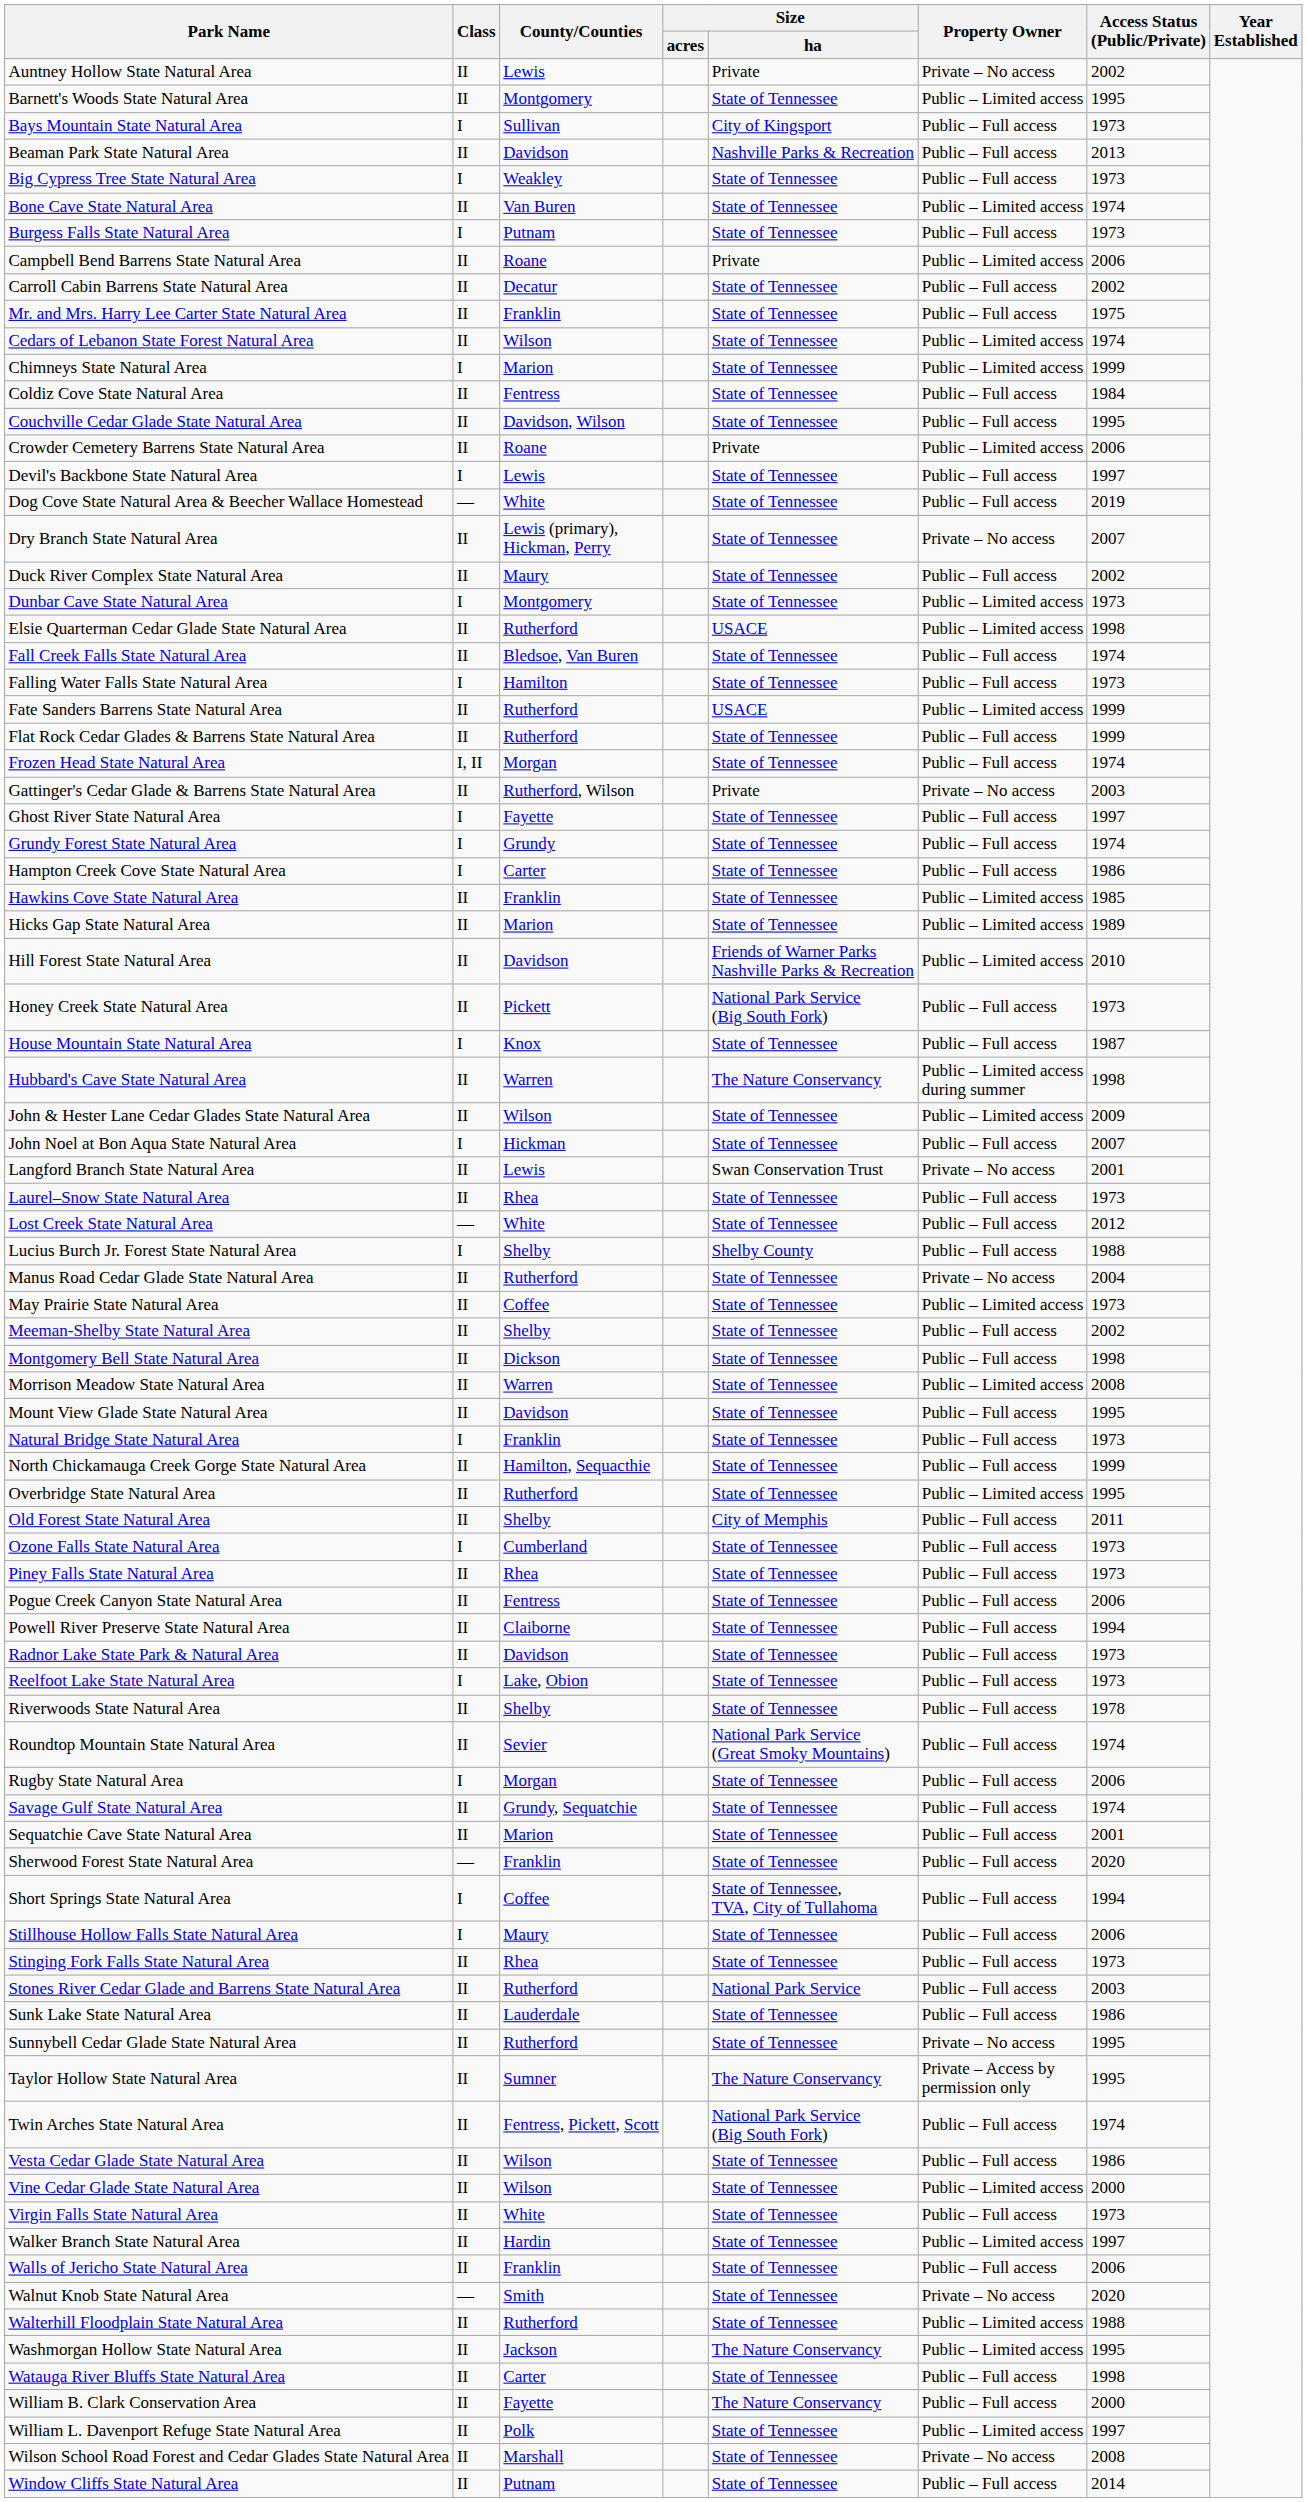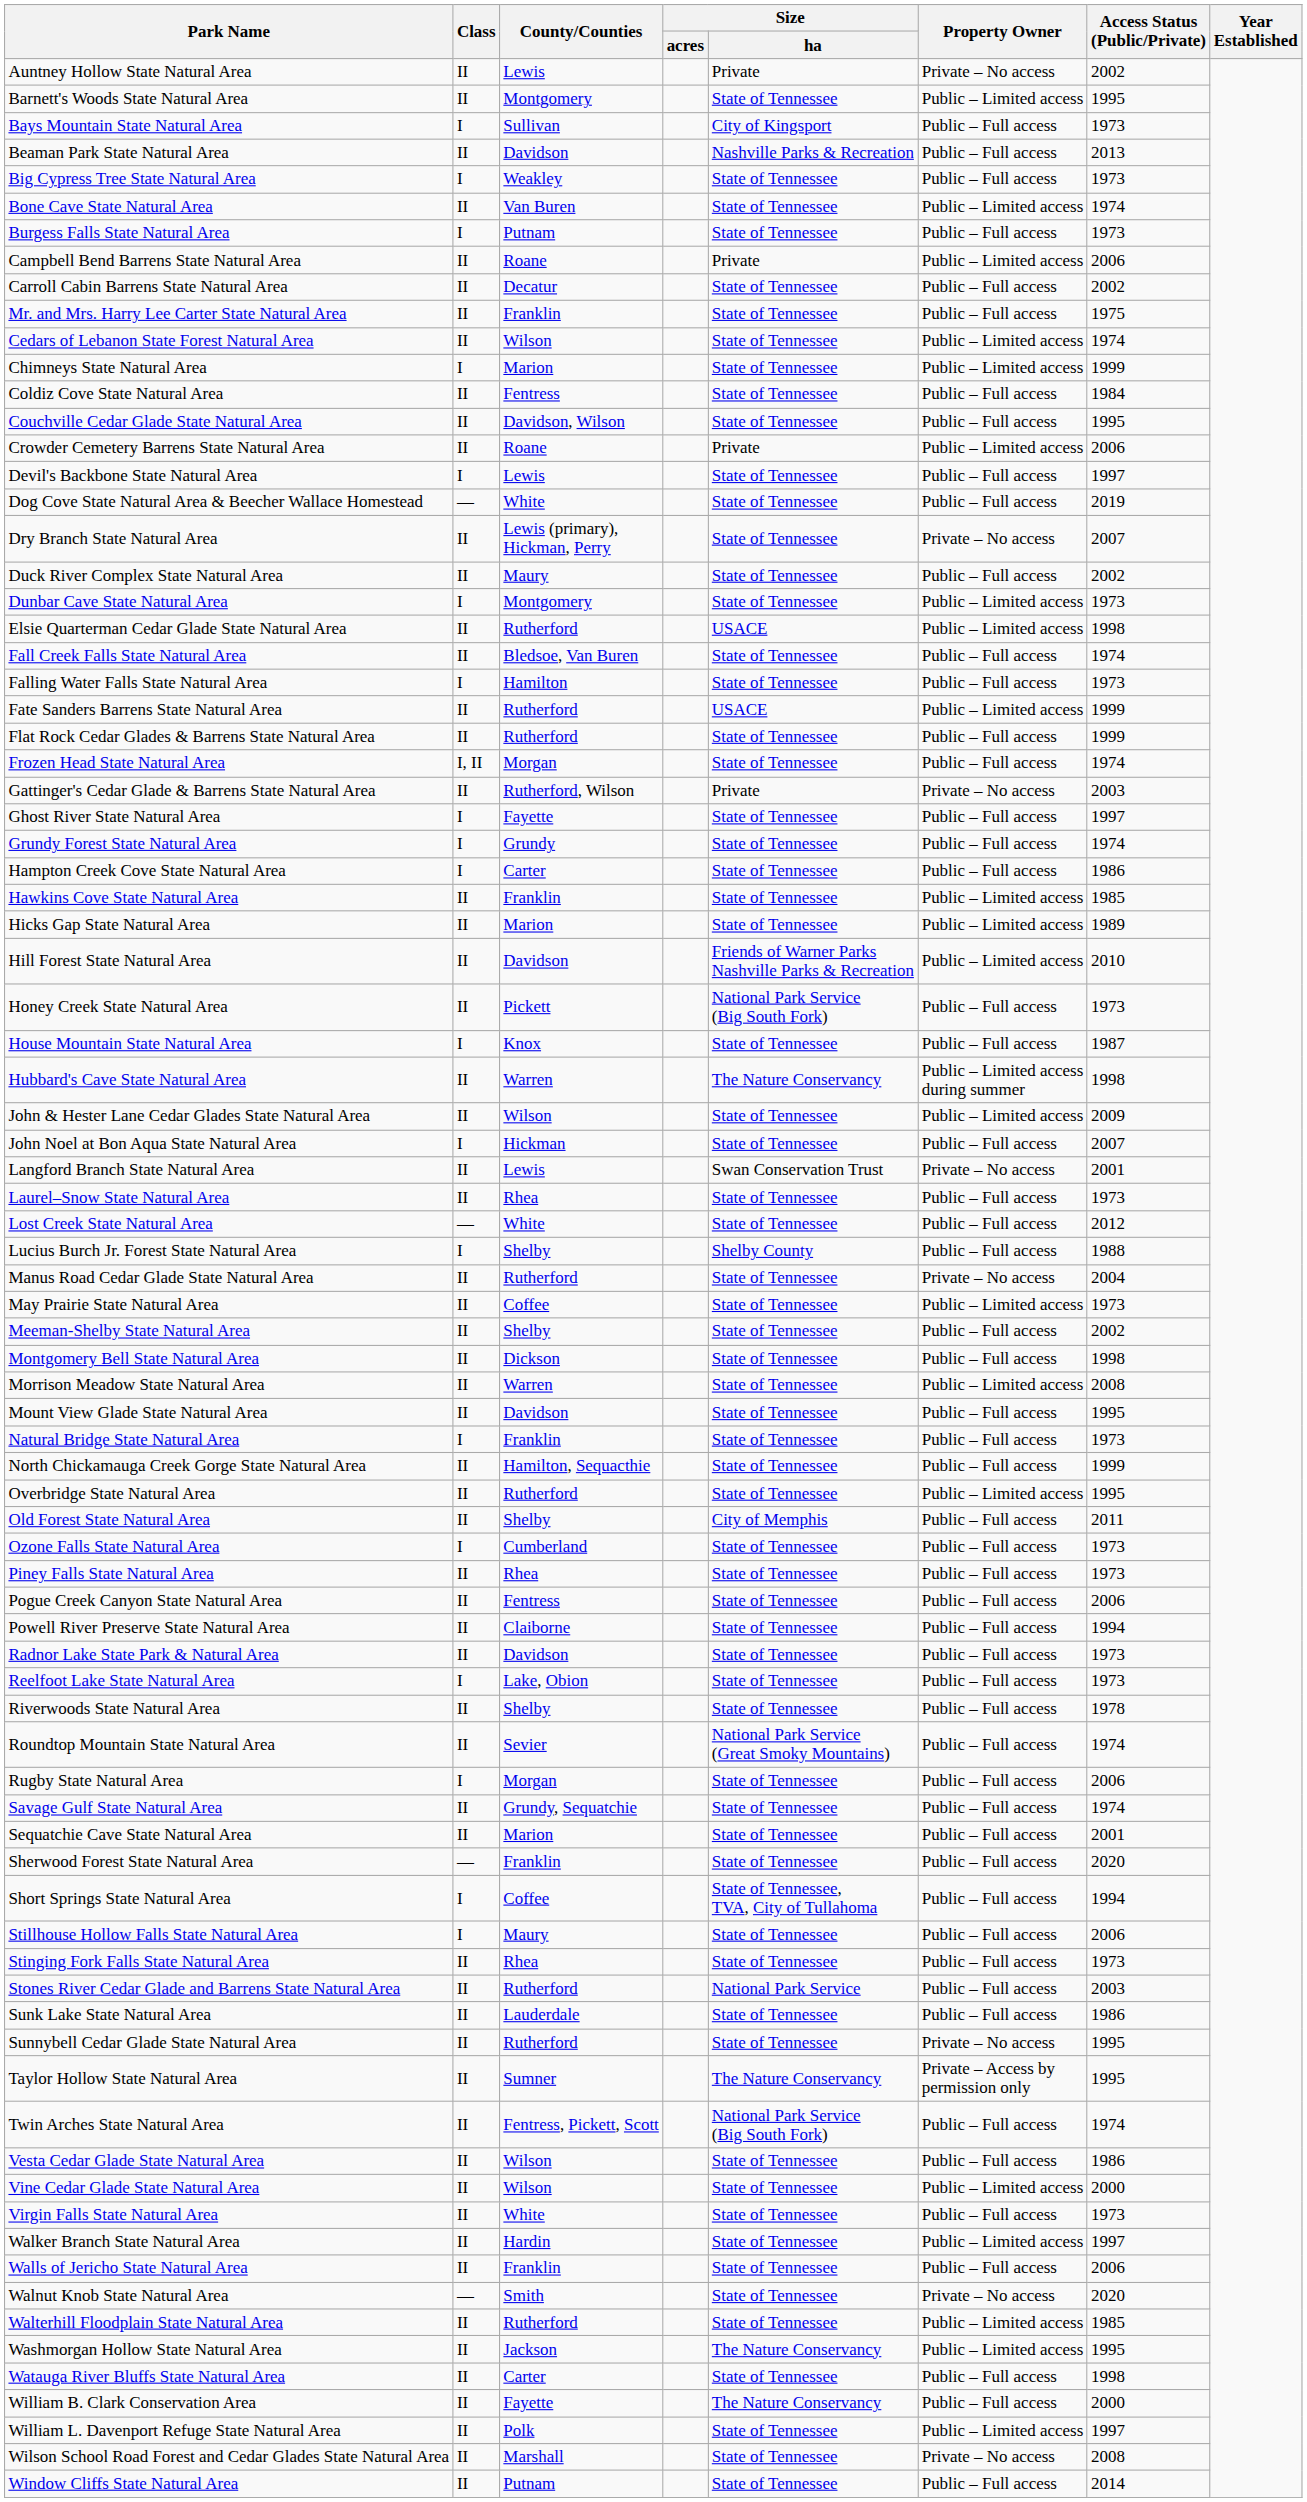(1108, 2322) 1988 -> (1108, 2322) 1985
